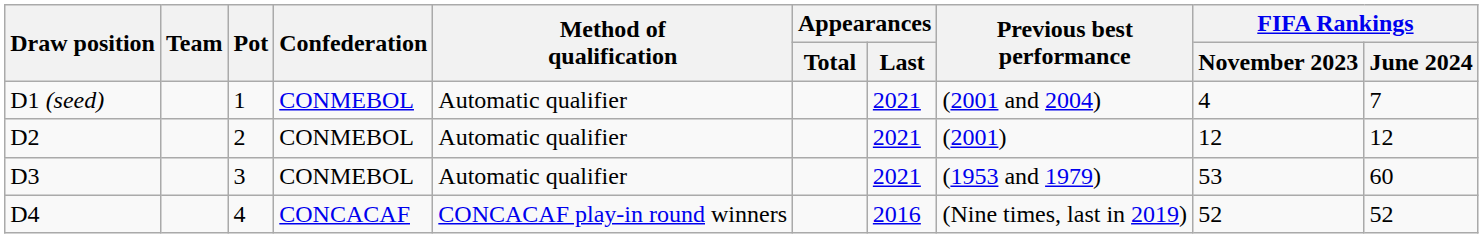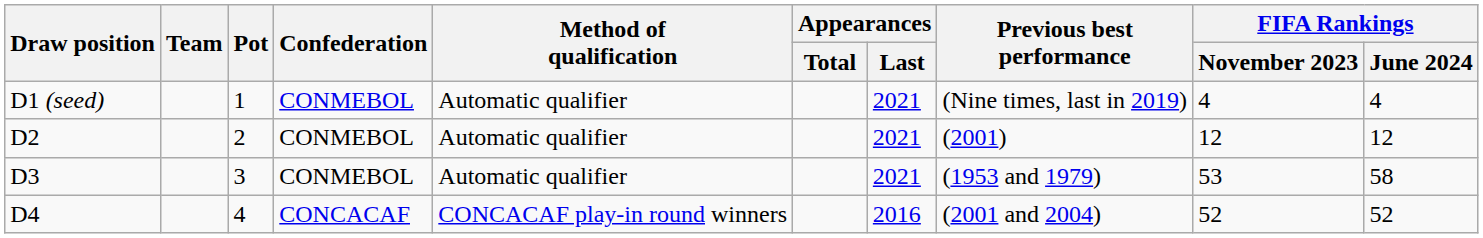(1022, 99) (2001 and 2004) -> (1065, 99) (Nine times, last in 2019)
(1375, 99) 7 -> (1375, 99) 4
(1381, 175) 60 -> (1381, 175) 58
(1065, 213) (Nine times, last in 2019) -> (1022, 213) (2001 and 2004)
